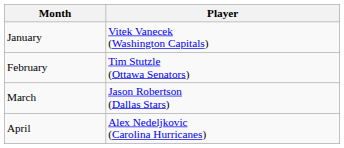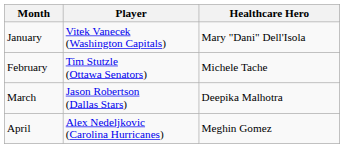+ column: (269, 13)
